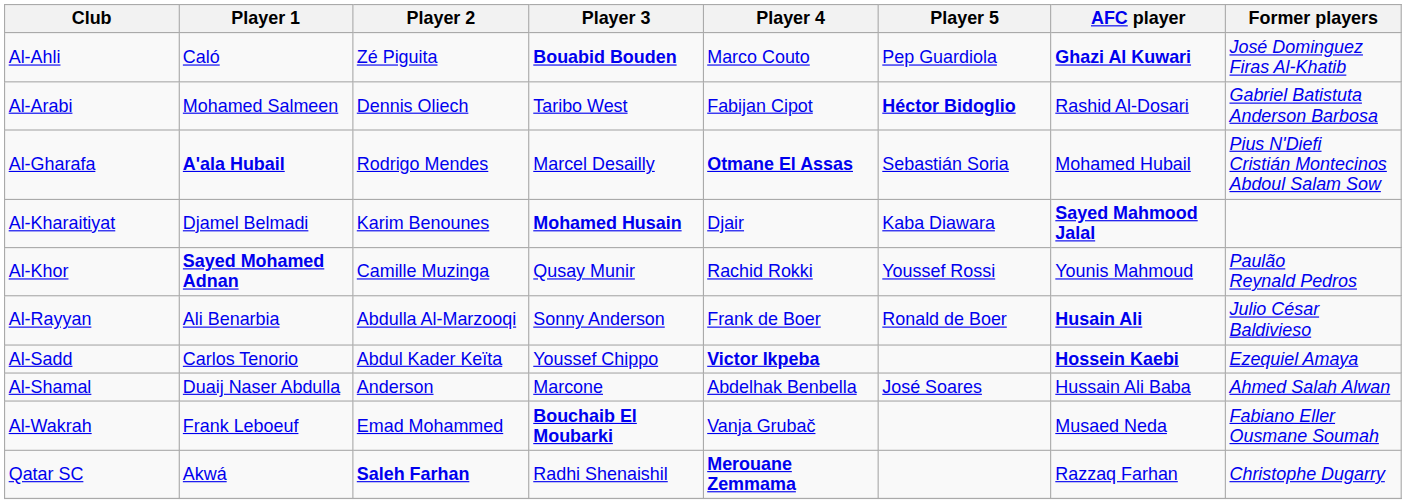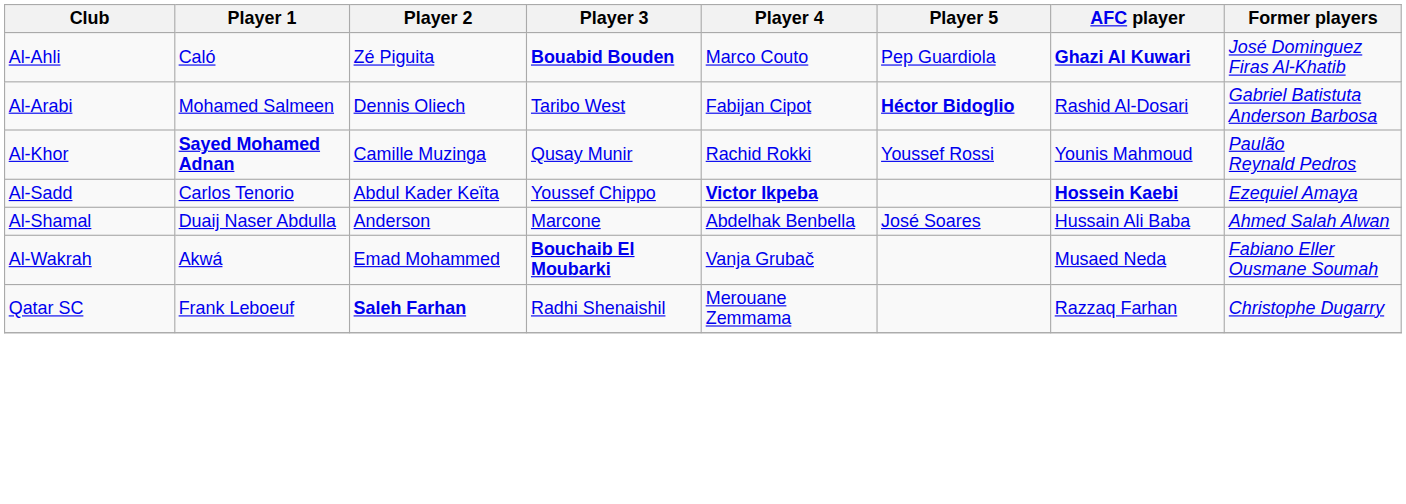- row: (52, 164)
- row: (62, 223)
- row: (50, 320)
(241, 425) Frank Leboeuf -> (201, 259) Akwá
(205, 474) Akwá -> (236, 308) Frank Leboeuf
(752, 474) bold -> (749, 308) normal
